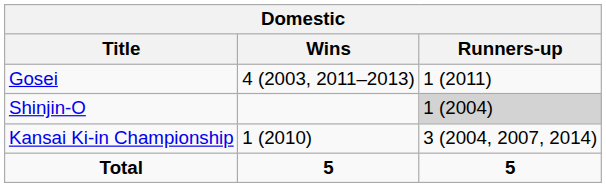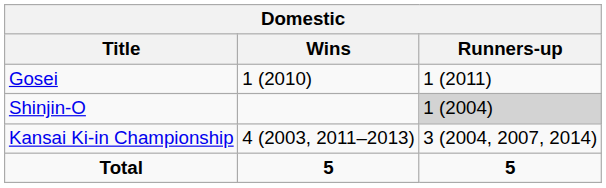(329, 78) 4 (2003, 2011–2013) -> (277, 78) 1 (2010)
(277, 138) 1 (2010) -> (329, 138) 4 (2003, 2011–2013)
